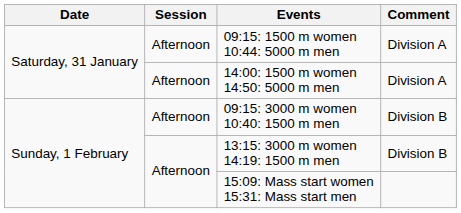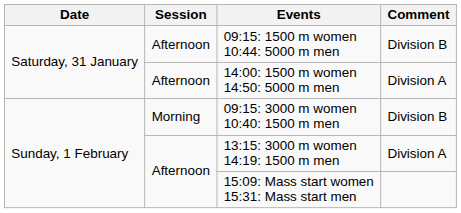(417, 44) Division A -> (417, 44) Division B
(181, 116) Afternoon -> (176, 116) Morning
(417, 153) Division B -> (417, 153) Division A
